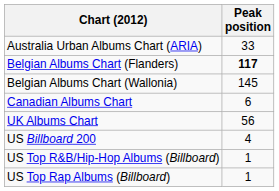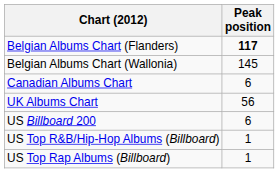- row: (104, 45)
(248, 139) 4 -> (248, 121) 6
